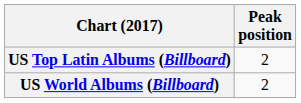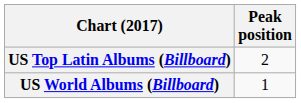(265, 85) 2 -> (265, 85) 1
